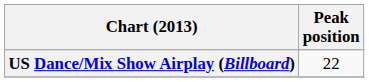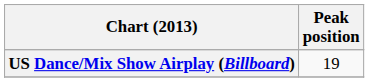(331, 63) 22 -> (331, 63) 19
